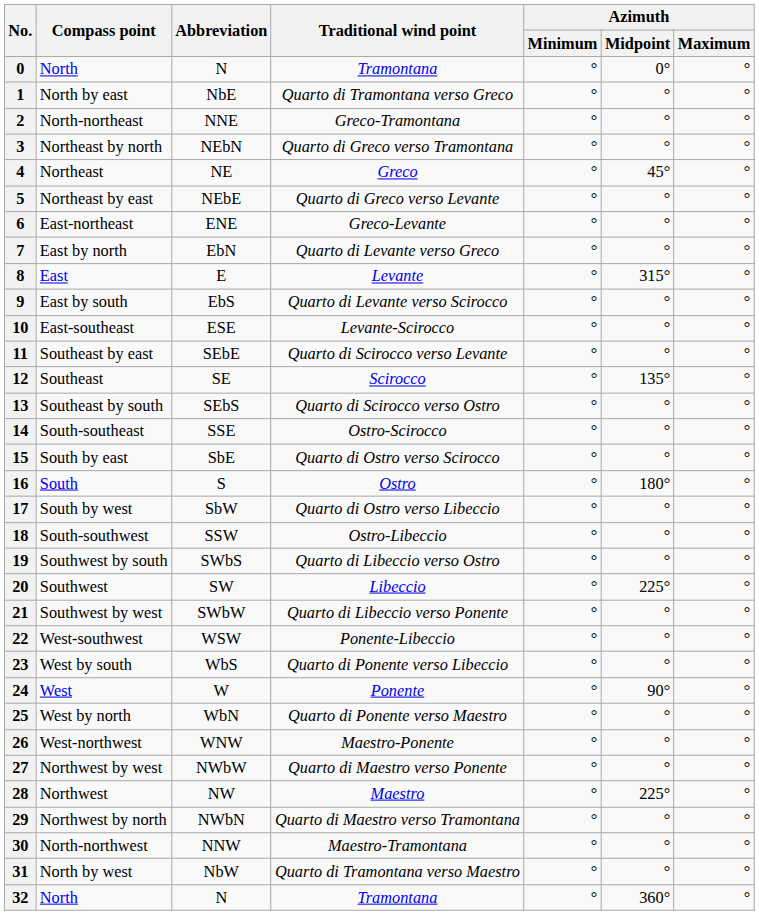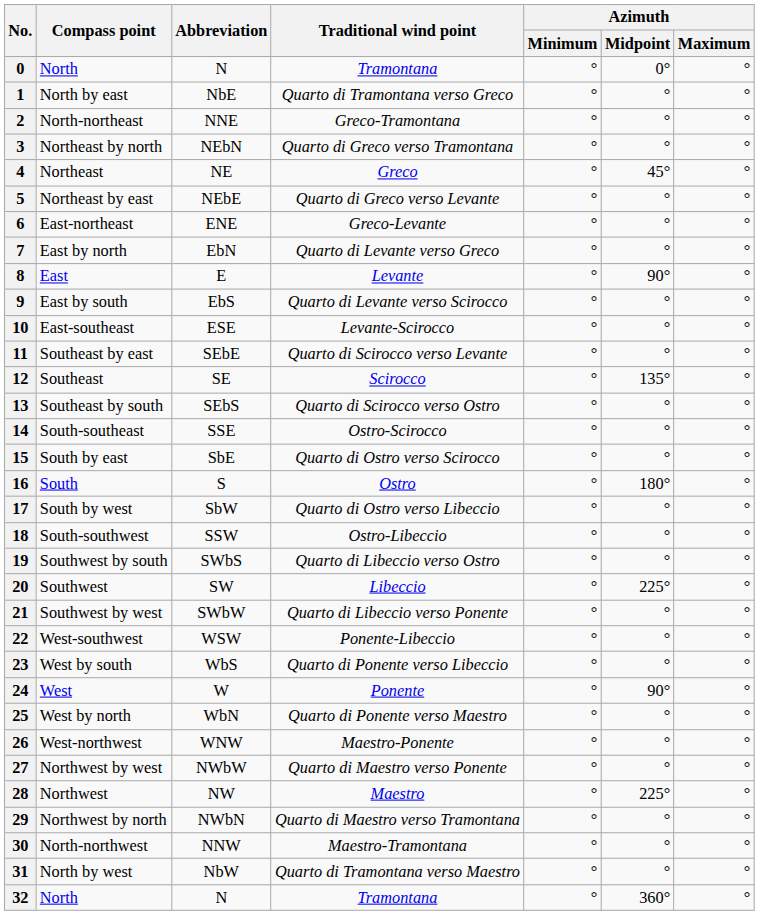(655, 276) 315° -> (659, 276) 90°
